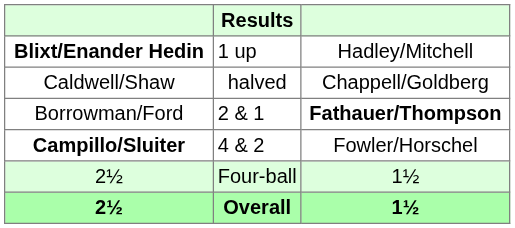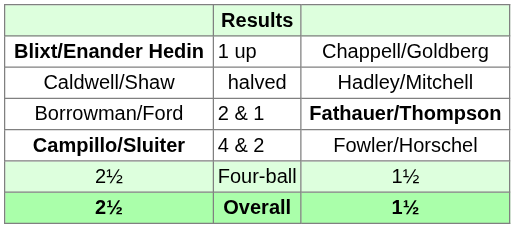(405, 51) Hadley/Mitchell -> (405, 51) Chappell/Goldberg
(405, 82) Chappell/Goldberg -> (405, 82) Hadley/Mitchell
